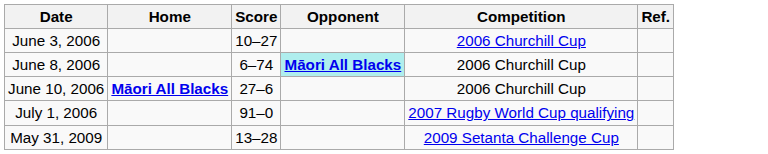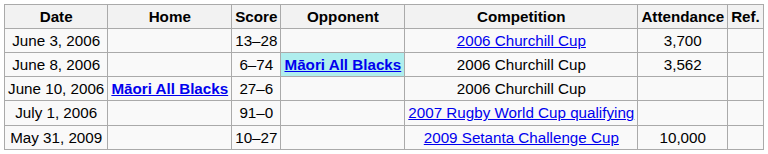+ column: (683, 17)
(256, 41) 10–27 -> (256, 41) 13–28
(256, 137) 13–28 -> (256, 137) 10–27
